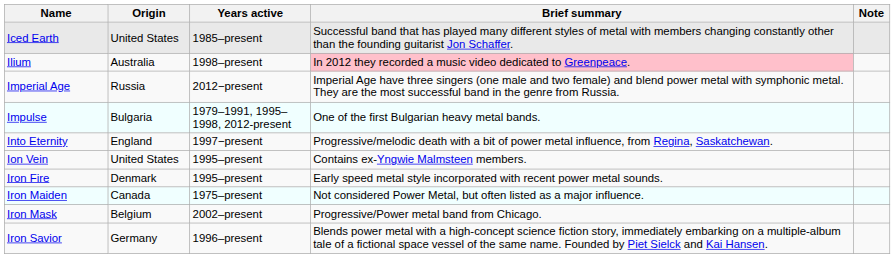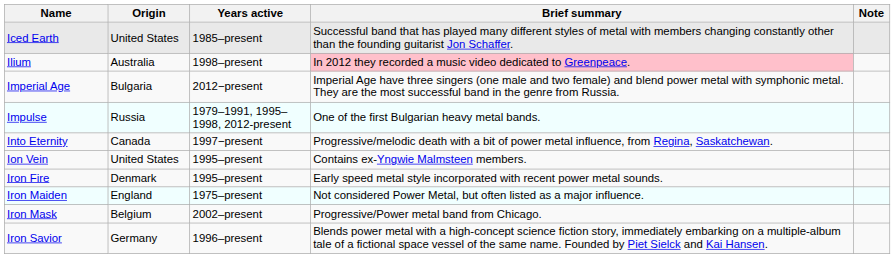(128, 86) Russia -> (131, 86) Bulgaria
(131, 117) Bulgaria -> (128, 117) Russia
(131, 141) England -> (130, 141) Canada
(130, 195) Canada -> (131, 195) England
